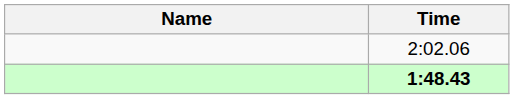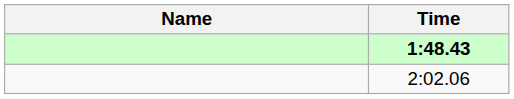rows swapped: (439, 78) <-> (439, 49)
